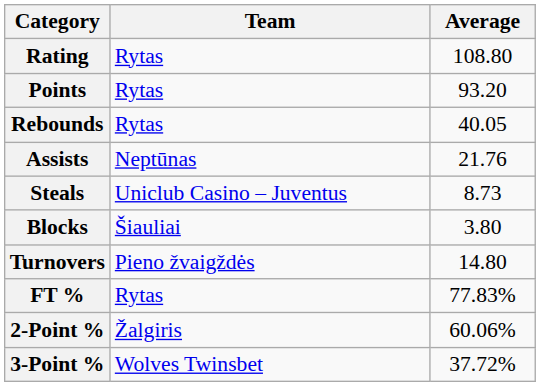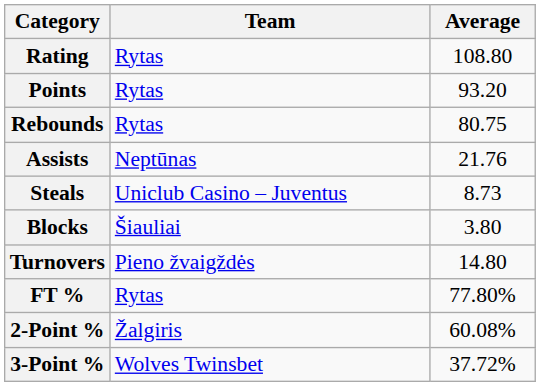(483, 124) 40.05 -> (483, 124) 80.75
(483, 295) 77.83% -> (483, 295) 77.80%
(483, 329) 60.06% -> (483, 329) 60.08%
